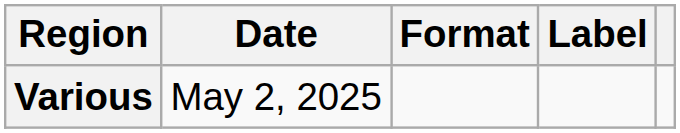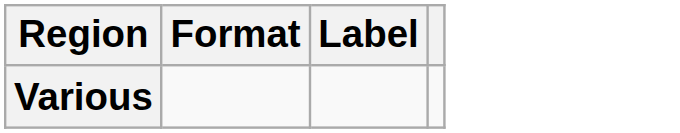- column: (276, 34)
